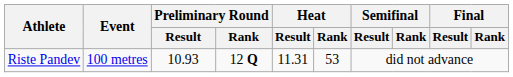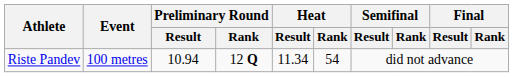(183, 60) 10.93 -> (183, 60) 10.94
(293, 60) 11.31 -> (293, 60) 11.34
(332, 60) 53 -> (332, 60) 54
